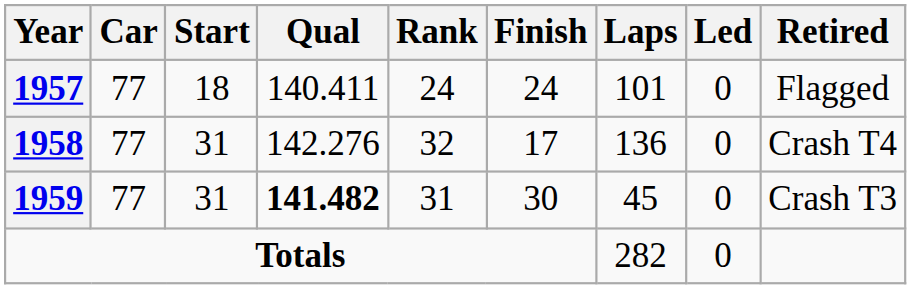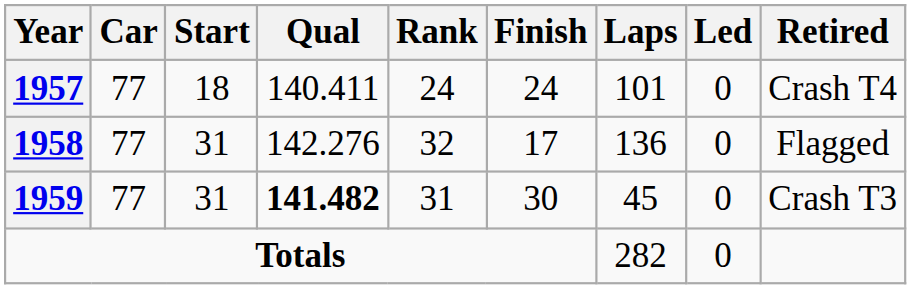(833, 87) Flagged -> (833, 87) Crash T4
(833, 143) Crash T4 -> (833, 143) Flagged
